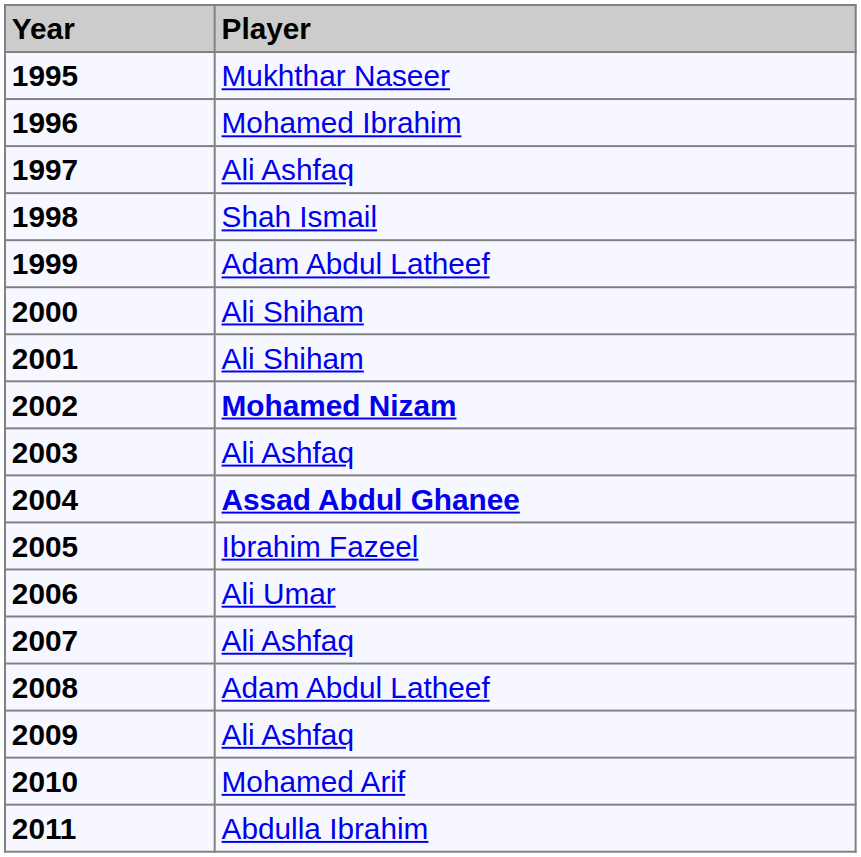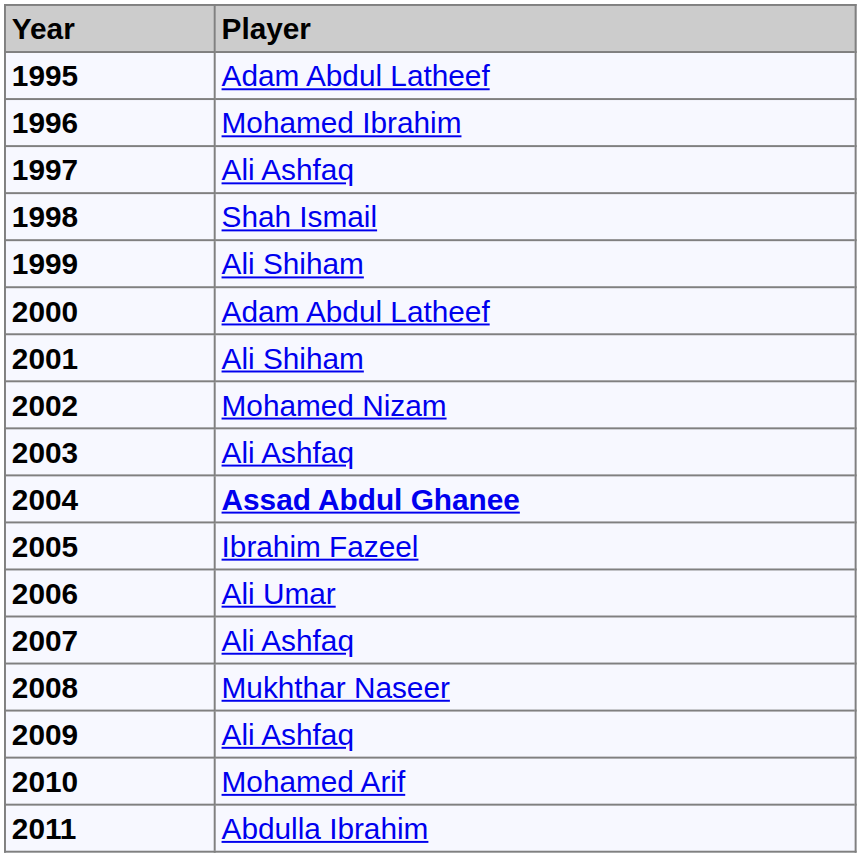(336, 76) Mukhthar Naseer -> (356, 76) Adam Abdul Latheef
(356, 264) Adam Abdul Latheef -> (293, 264) Ali Shiham
(293, 311) Ali Shiham -> (356, 311) Adam Abdul Latheef
(339, 405) bold -> (334, 405) normal
(356, 687) Adam Abdul Latheef -> (336, 687) Mukhthar Naseer
